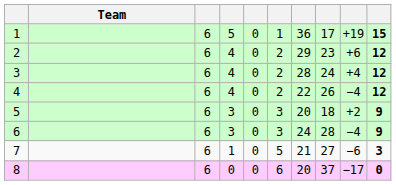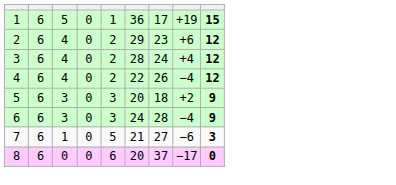- column: (112, 14)
